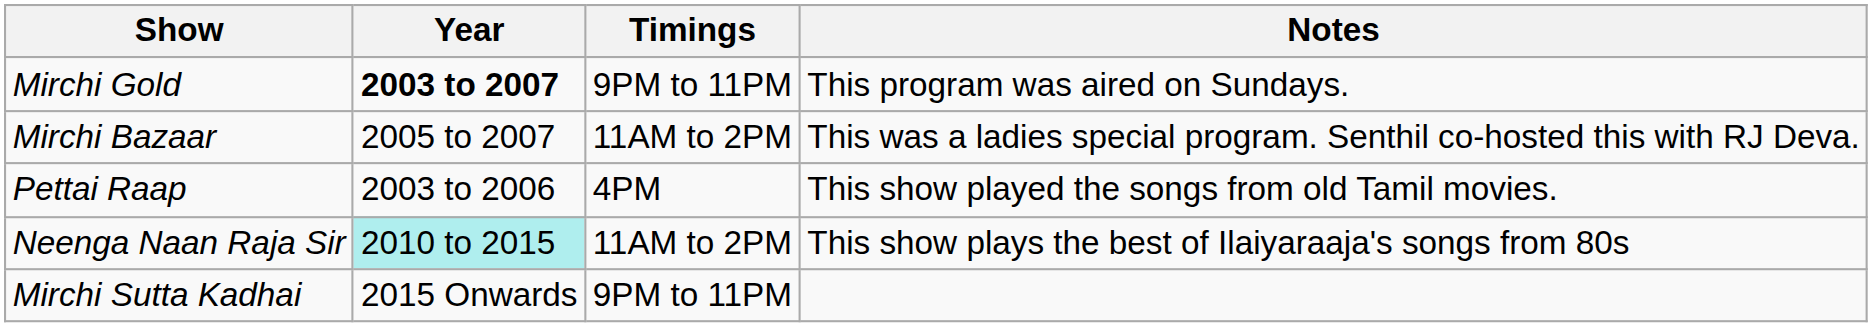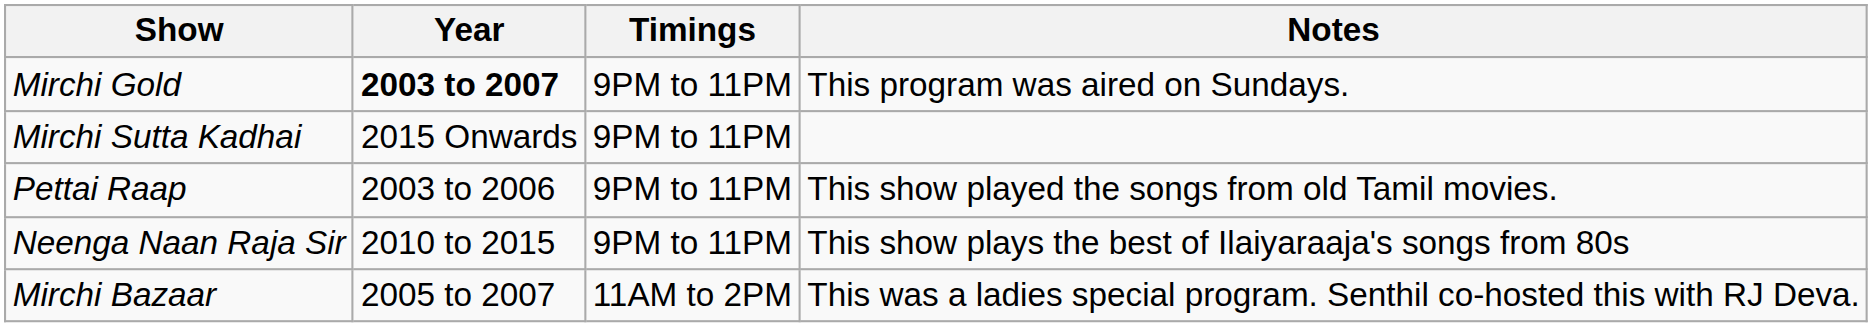rows swapped: (114, 136) <-> (157, 294)
(627, 189) 4PM -> (692, 189) 9PM to 11PM
(458, 242) paleturquoise background -> (458, 242) no background
(692, 242) 11AM to 2PM -> (692, 242) 9PM to 11PM
